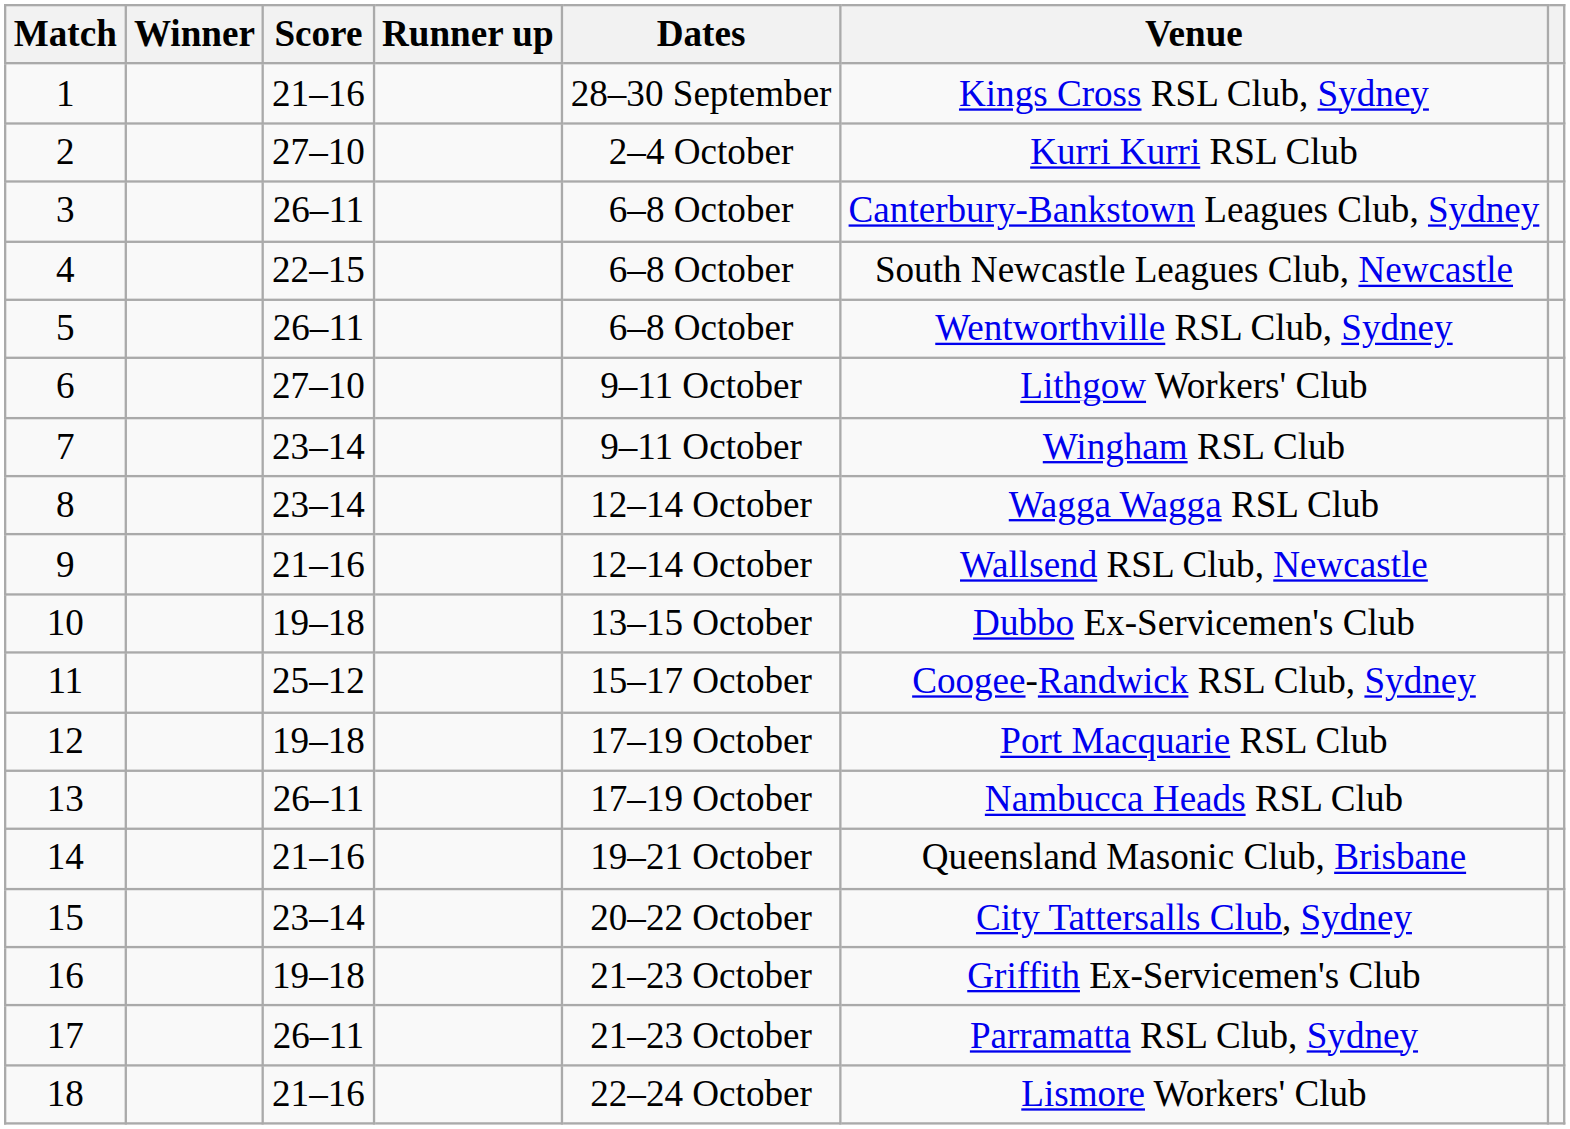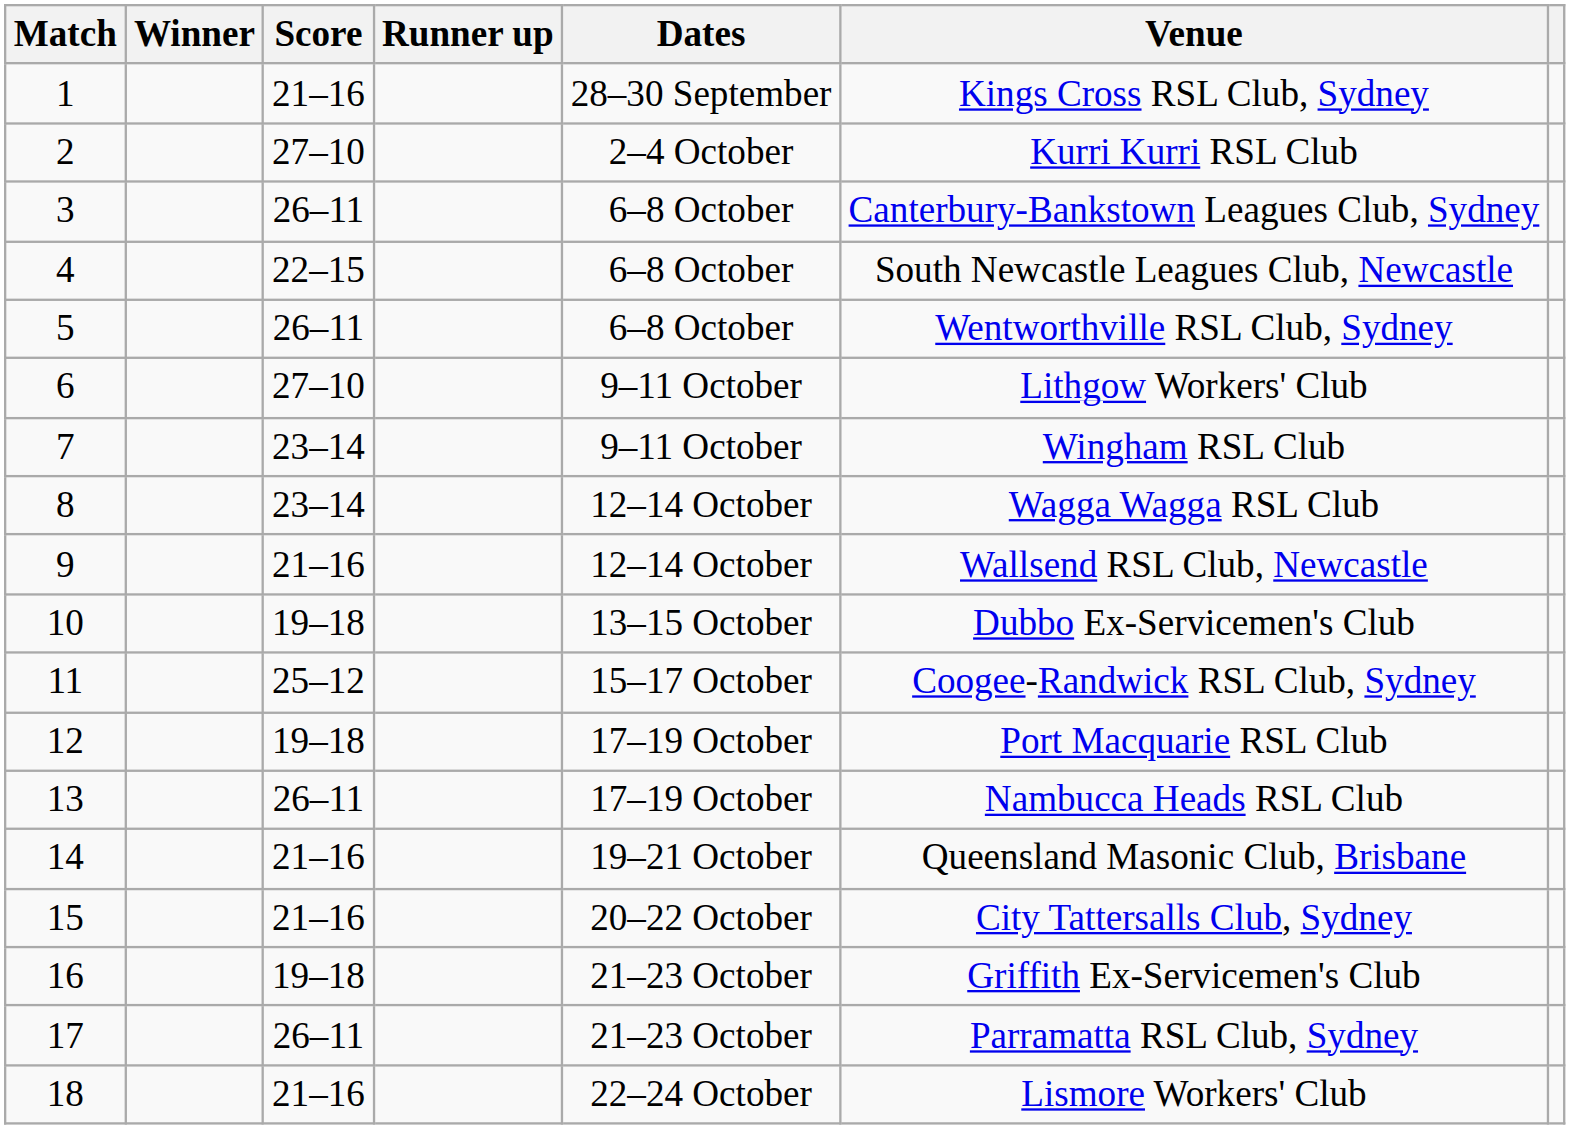(318, 916) 23–14 -> (318, 916) 21–16
